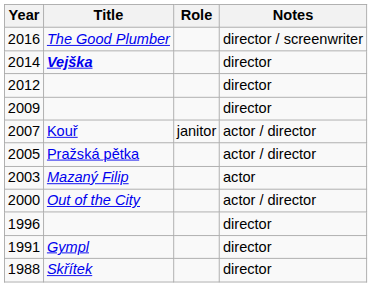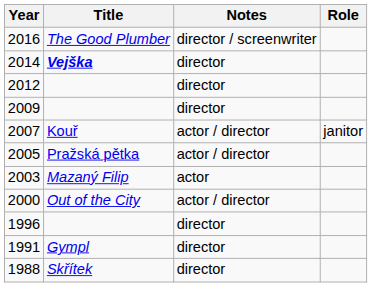columns swapped: (196, 16) <-> (293, 16)
